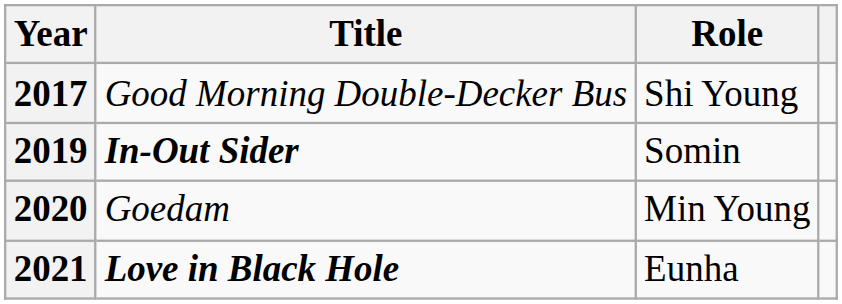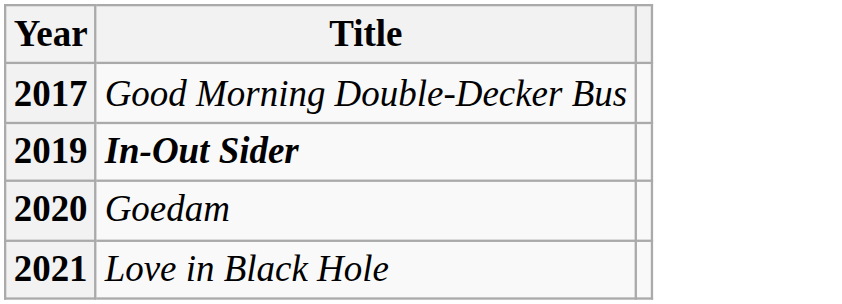- column: (727, 33)
(252, 268) bold -> (247, 268) normal
